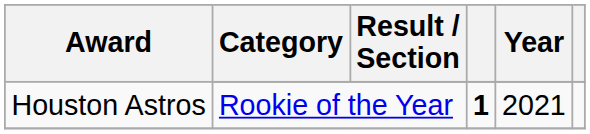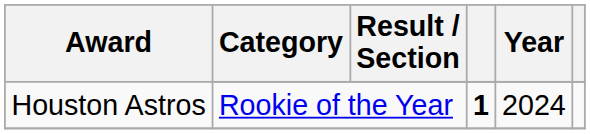(534, 104) 2021 -> (534, 104) 2024
